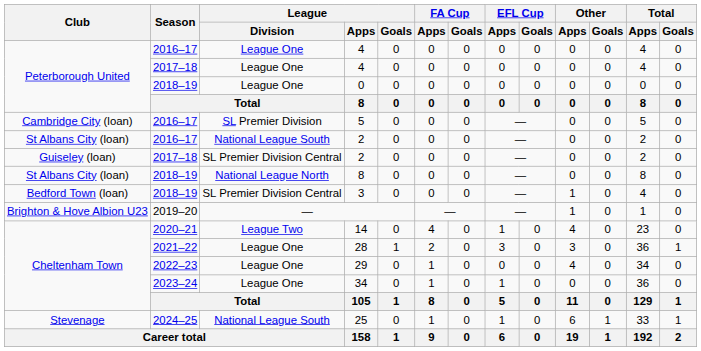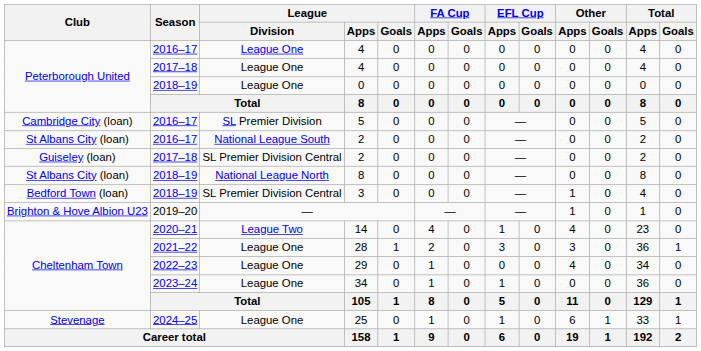(272, 319) National League South -> (272, 319) League One
